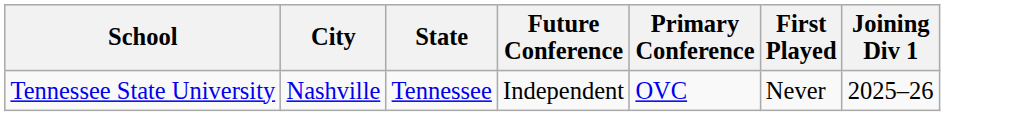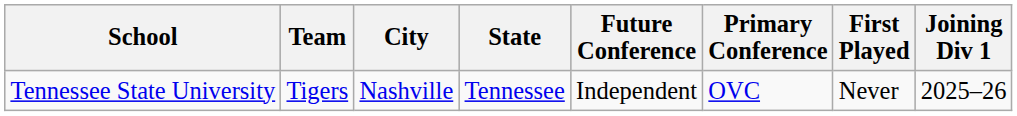+ column: (317, 37)
